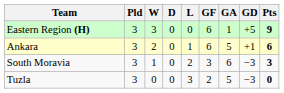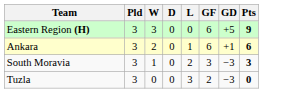- column: (229, 12)
